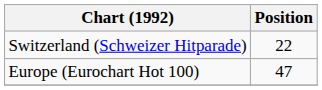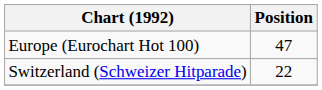rows swapped: (104, 71) <-> (128, 44)
